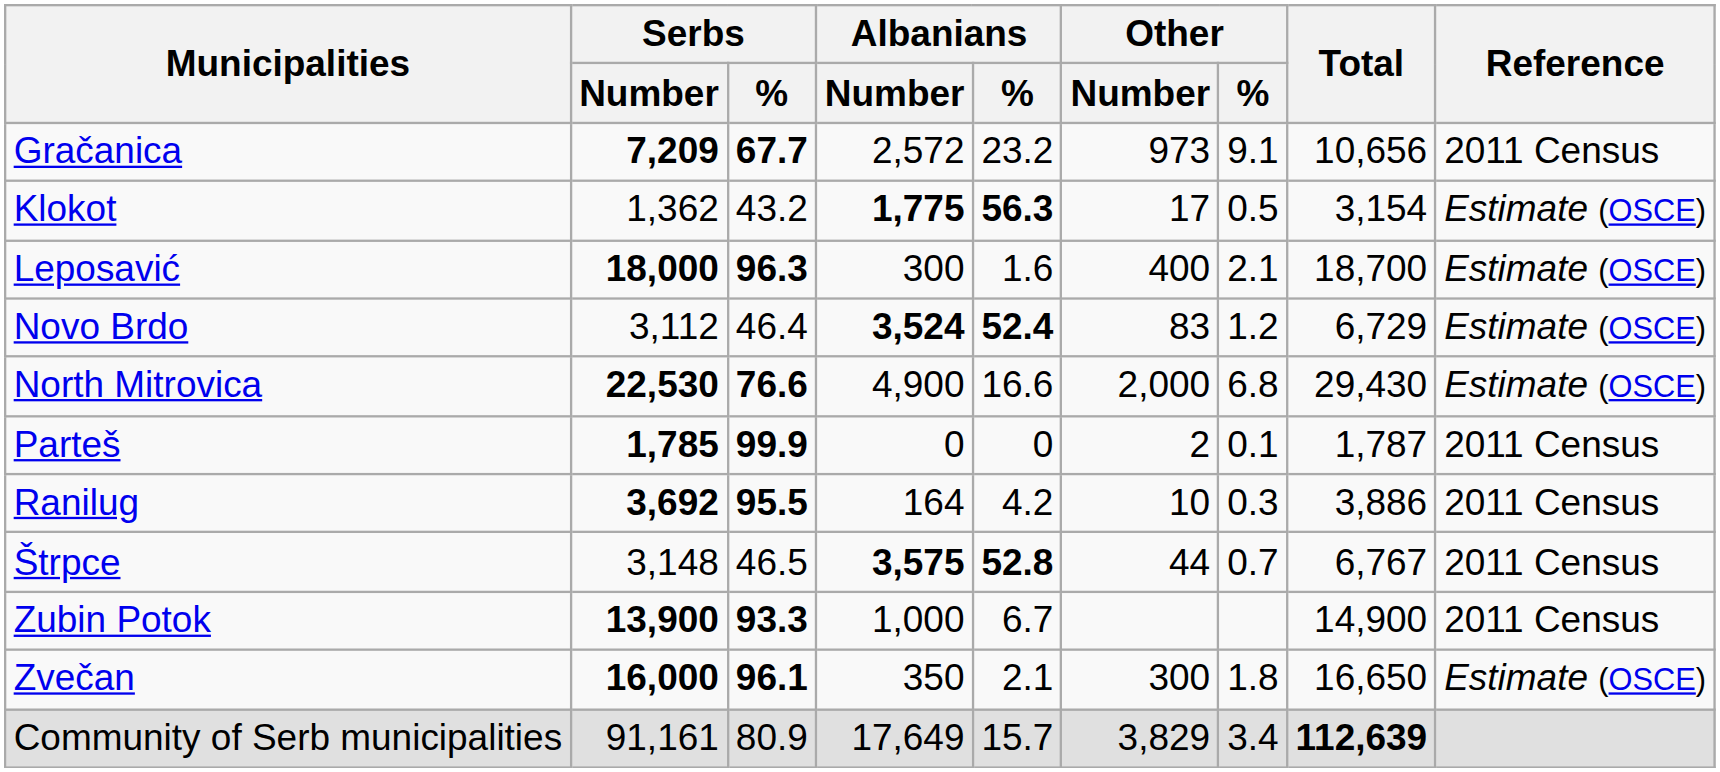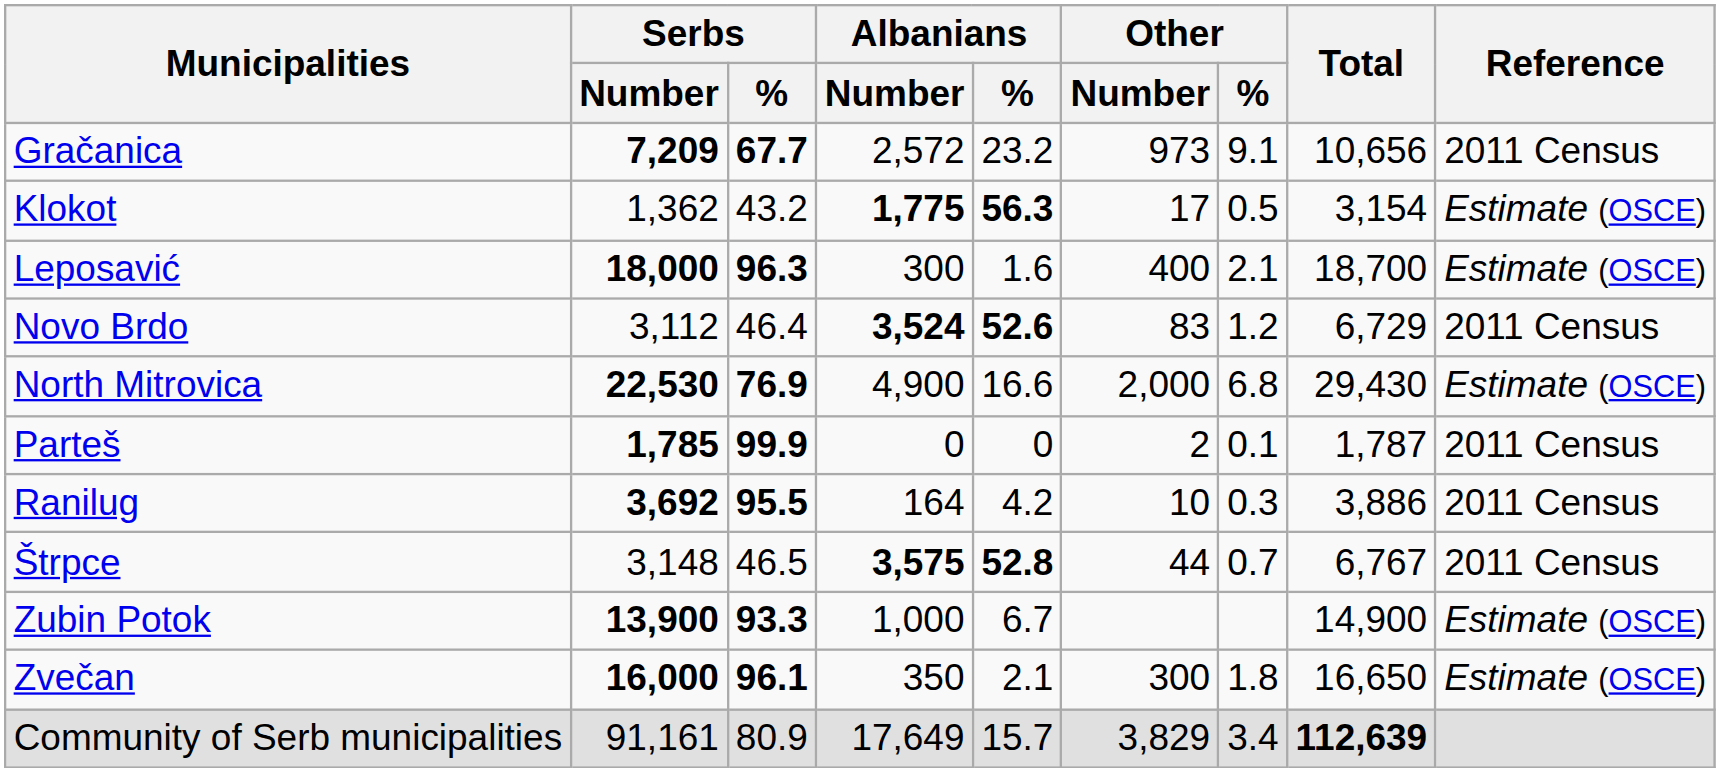(1017, 326) 52.4 -> (1017, 326) 52.6
(1575, 326) Estimate (OSCE) -> (1552, 326) 2011 Census
(772, 385) 76.6 -> (772, 385) 76.9
(1552, 619) 2011 Census -> (1575, 619) Estimate (OSCE)
